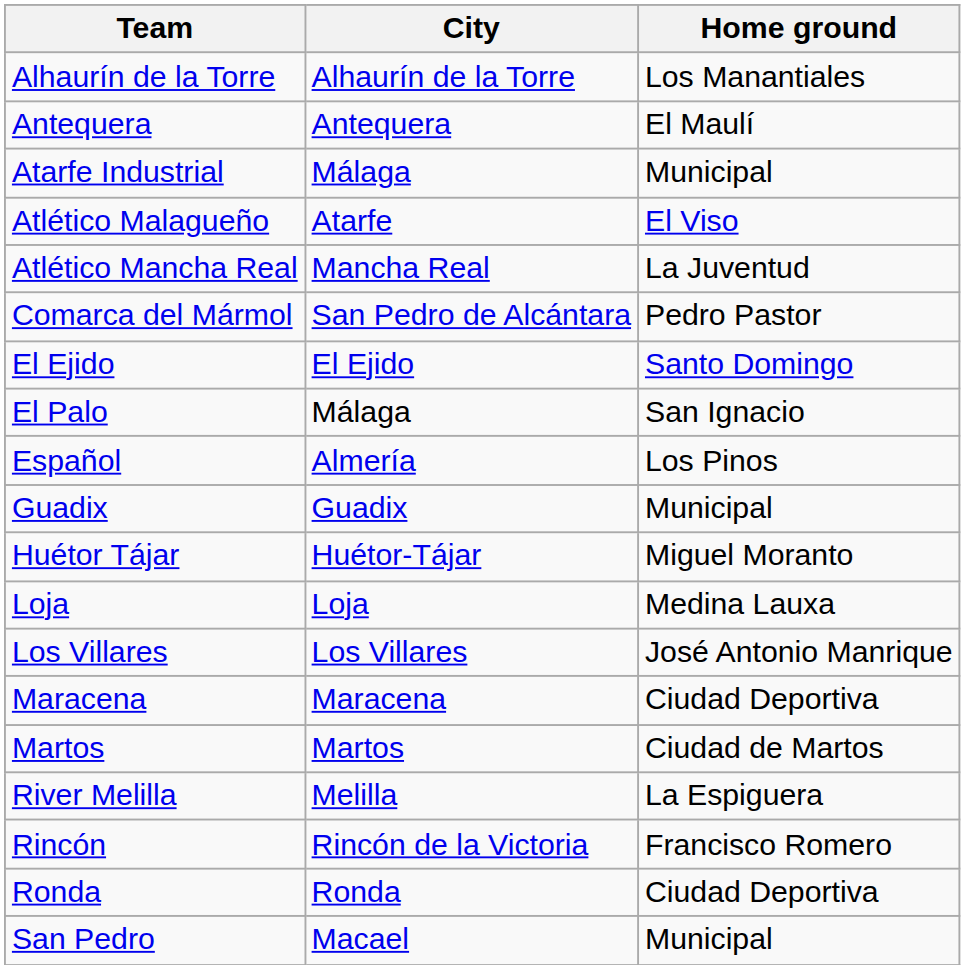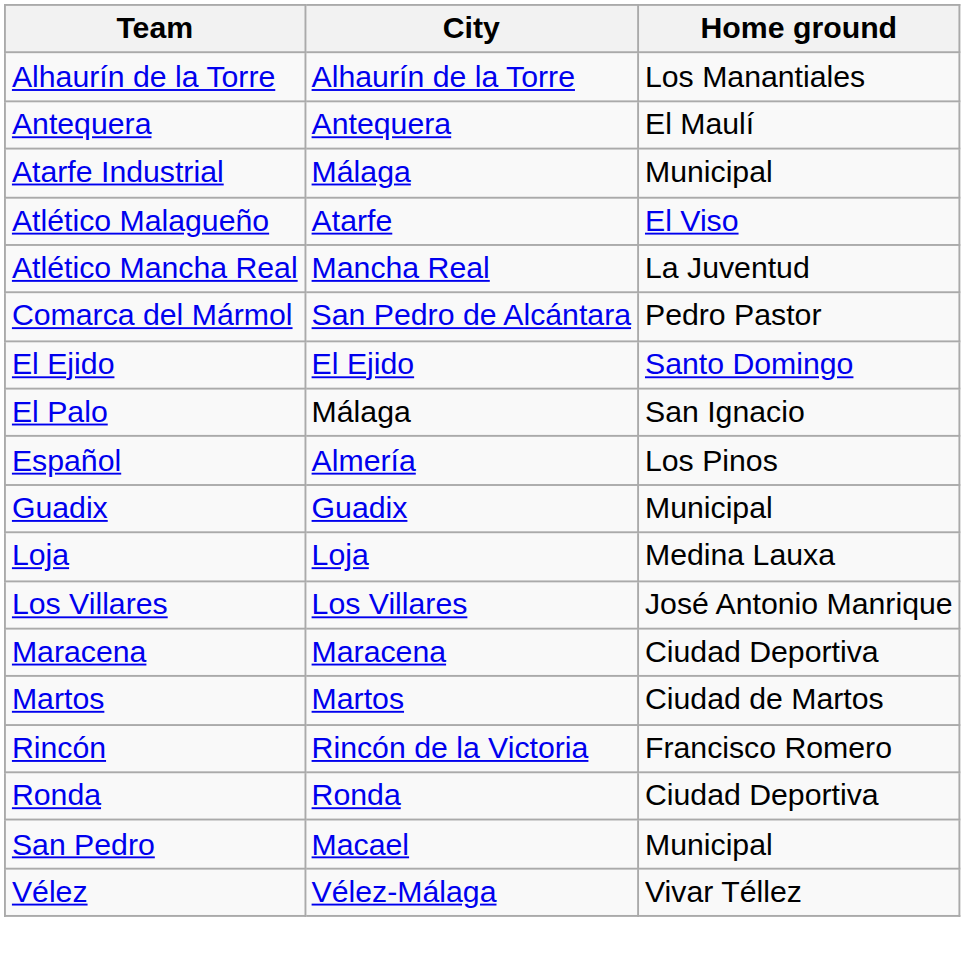- row: (96, 556)
- row: (94, 795)
+ row: (50, 891)
